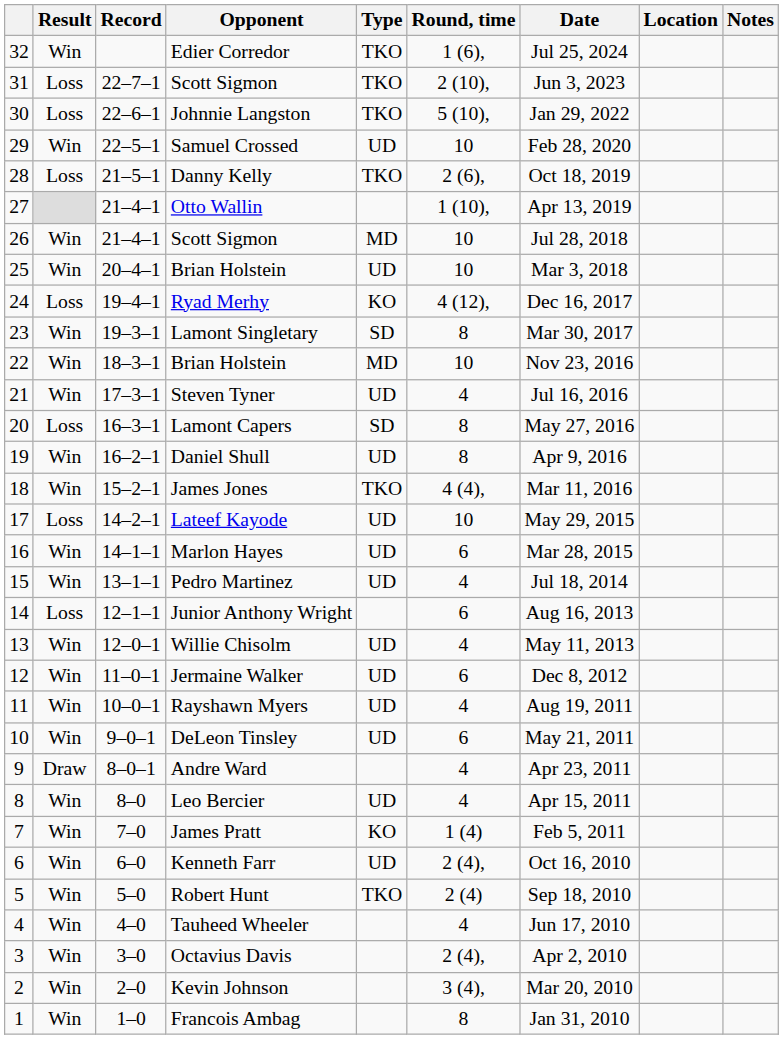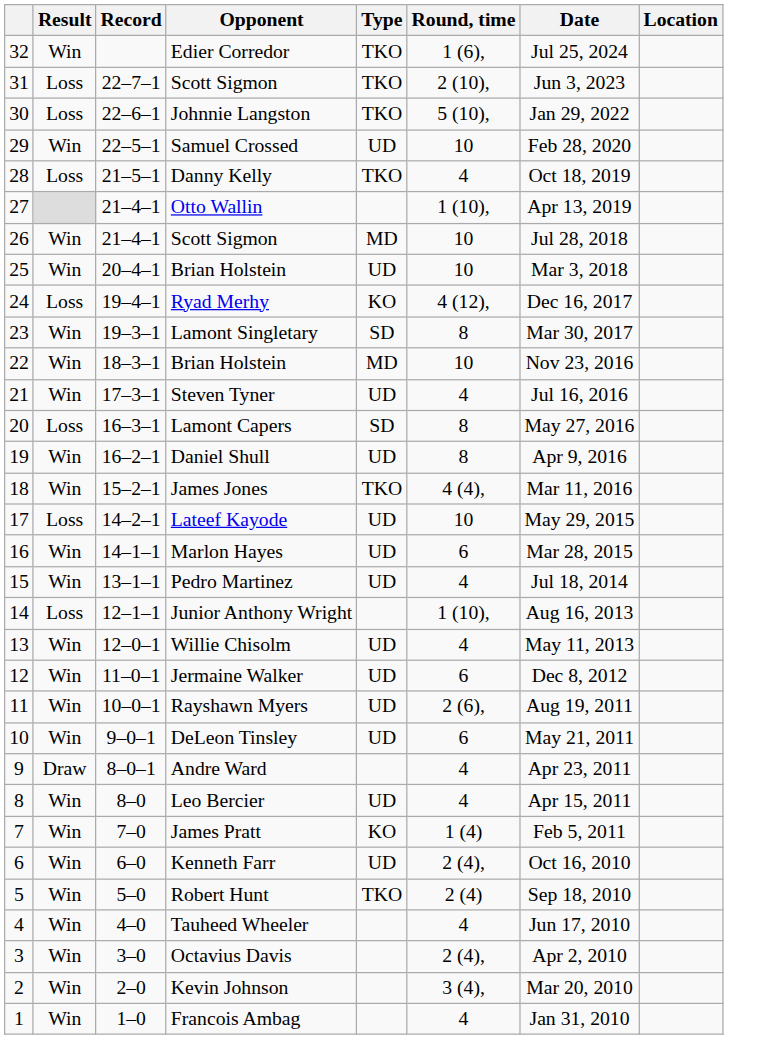- column: (750, 20)
(464, 176) 2 (6), -> (464, 176) 4
(464, 613) 6 -> (464, 613) 1 (10),
(464, 706) 4 -> (464, 706) 2 (6),
(464, 1018) 8 -> (464, 1018) 4
